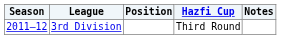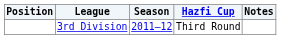columns swapped: (27, 12) <-> (149, 12)
